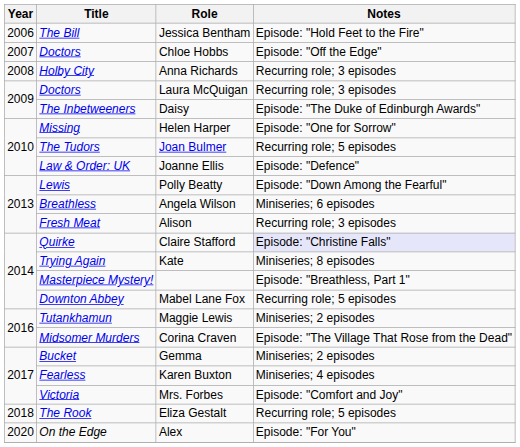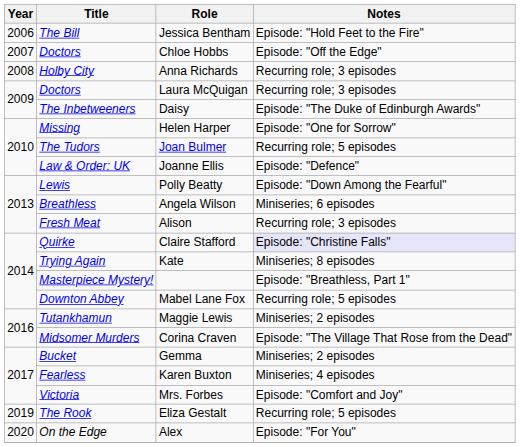(20, 413) 2018 -> (20, 413) 2019
